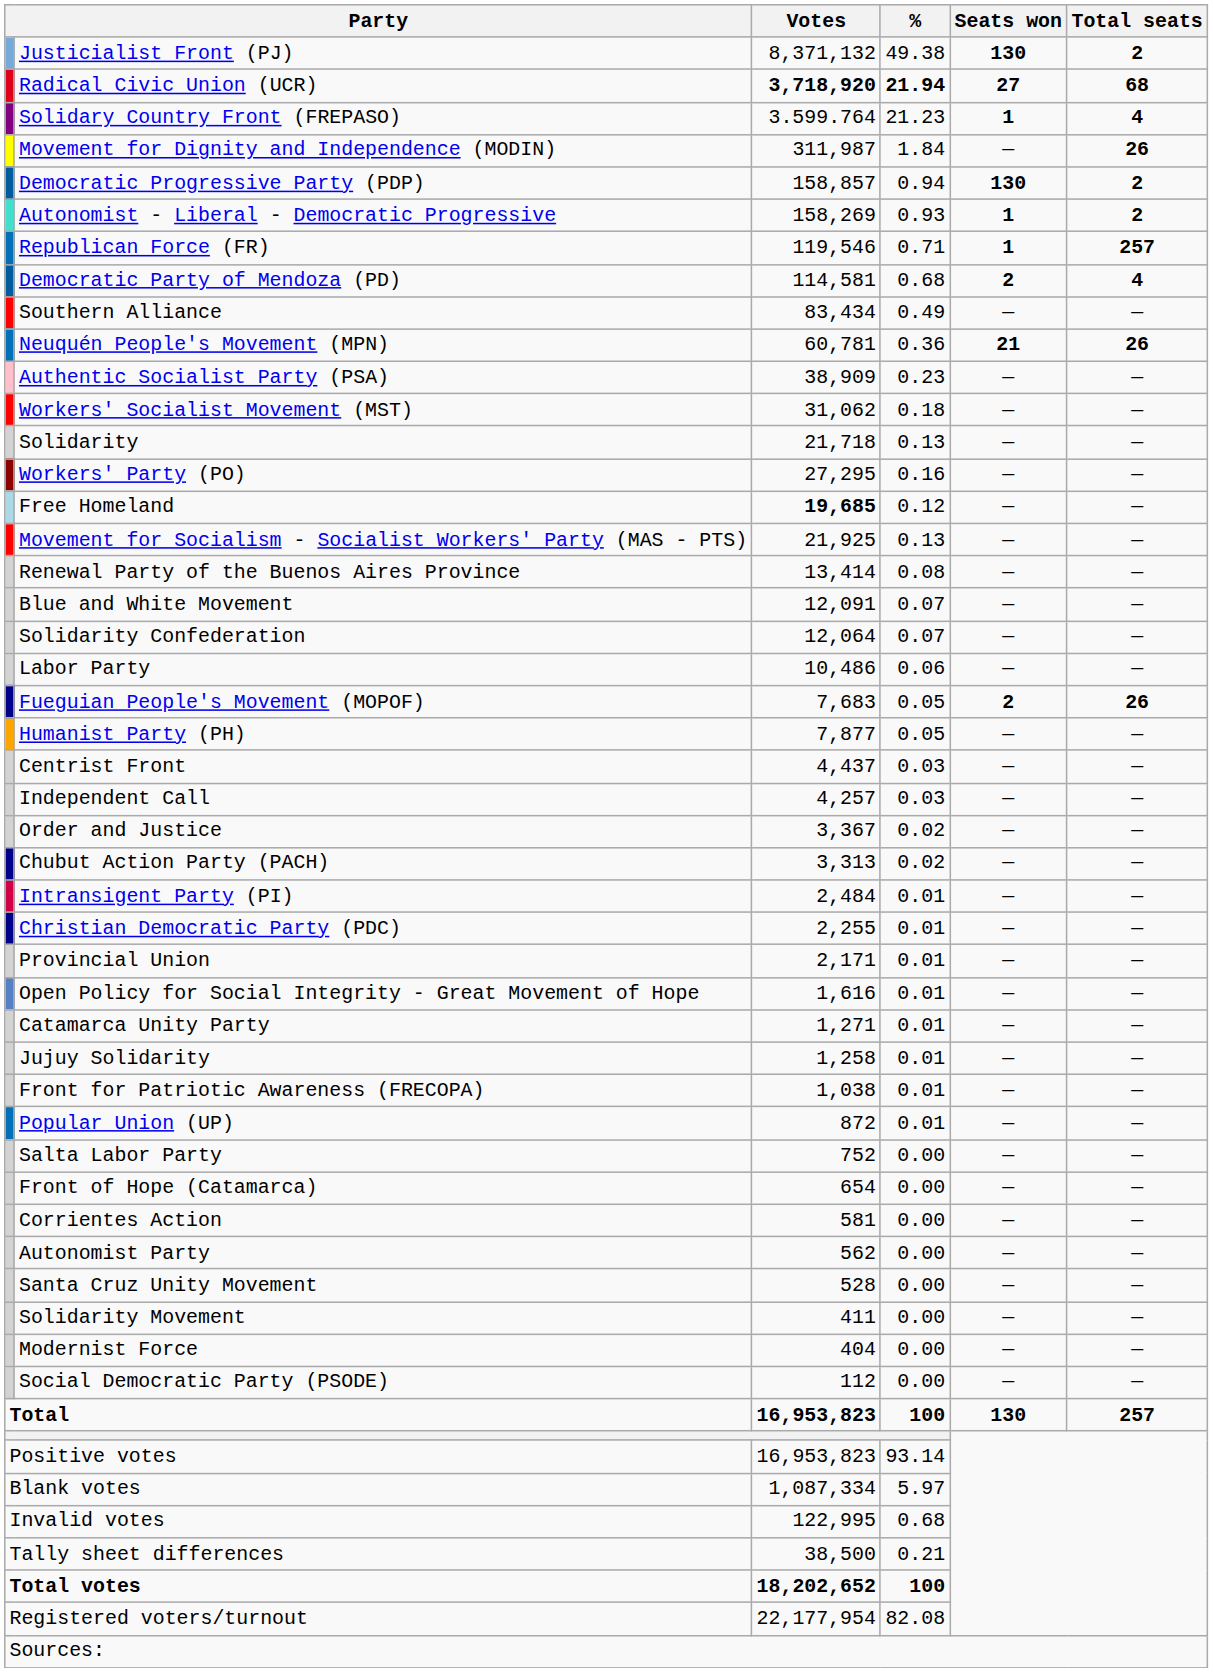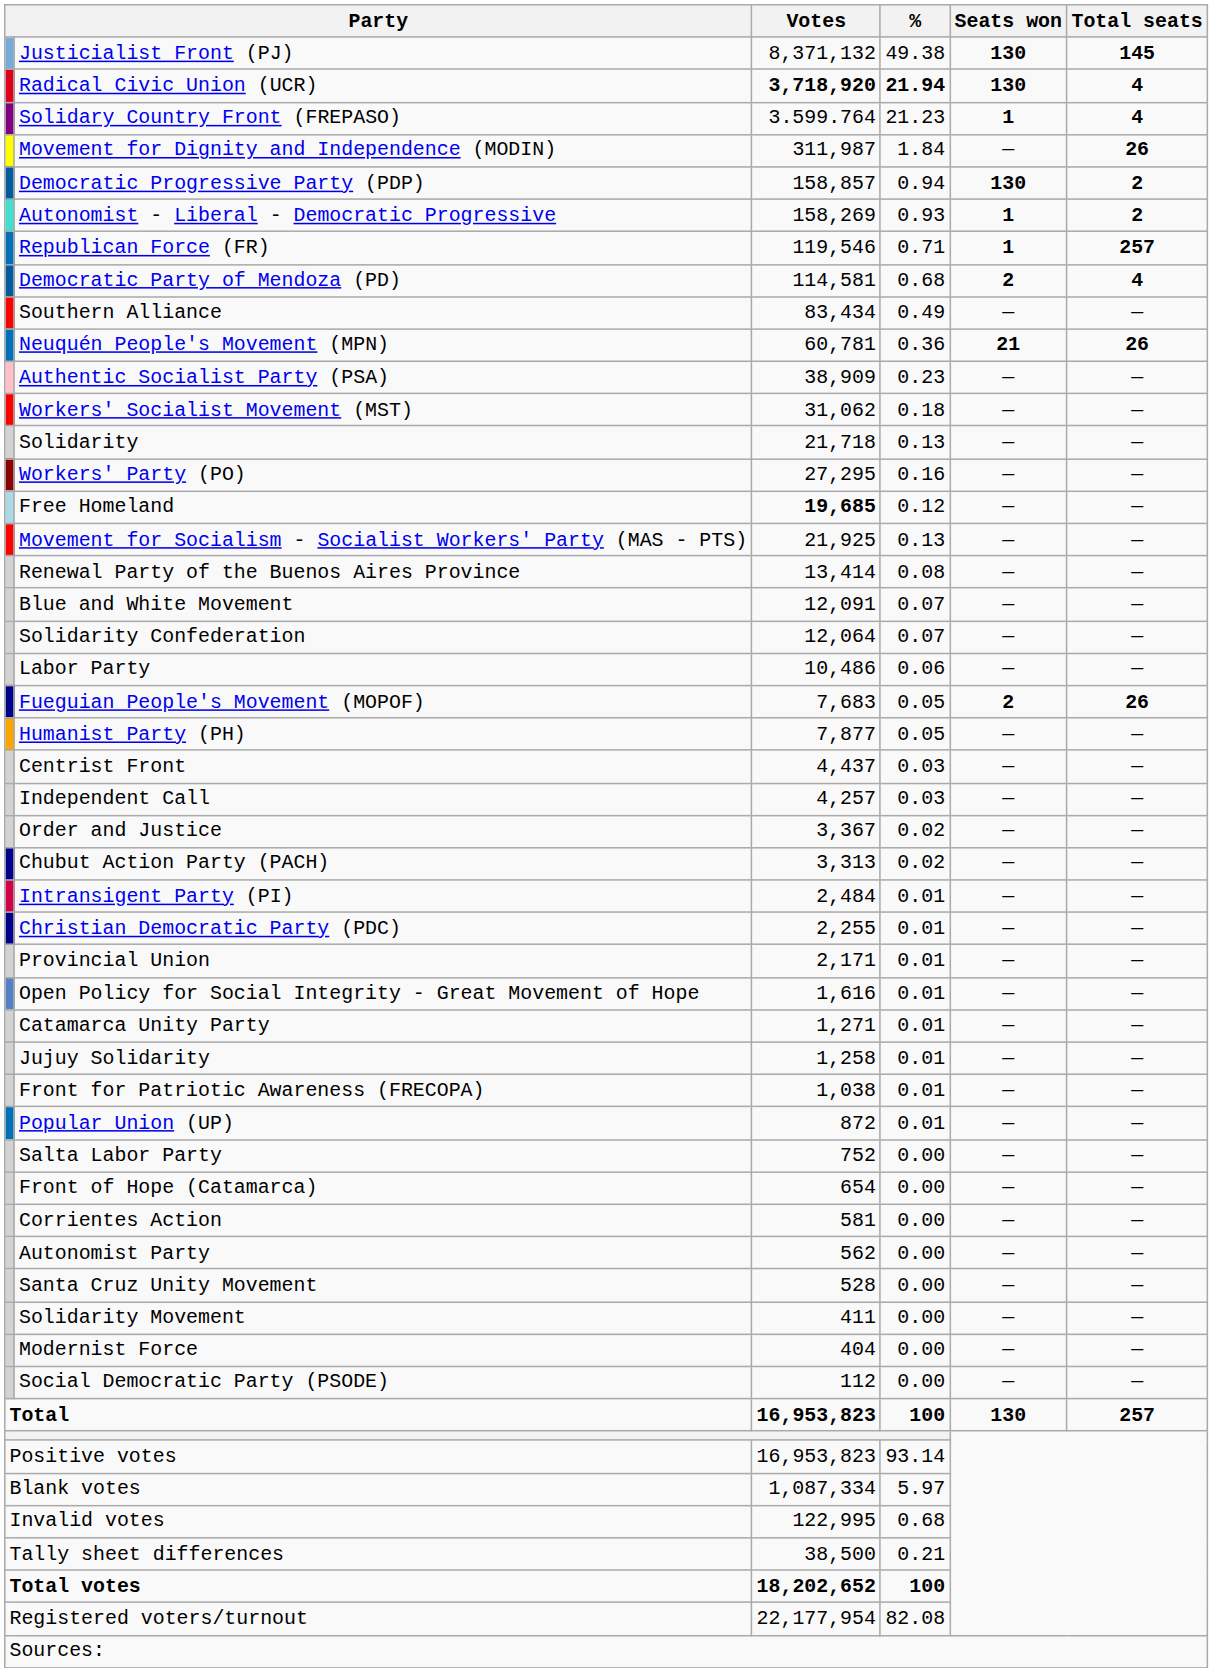(1137, 53) 2 -> (1137, 53) 145
(1008, 86) 27 -> (1008, 86) 130
(1137, 86) 68 -> (1137, 86) 4
